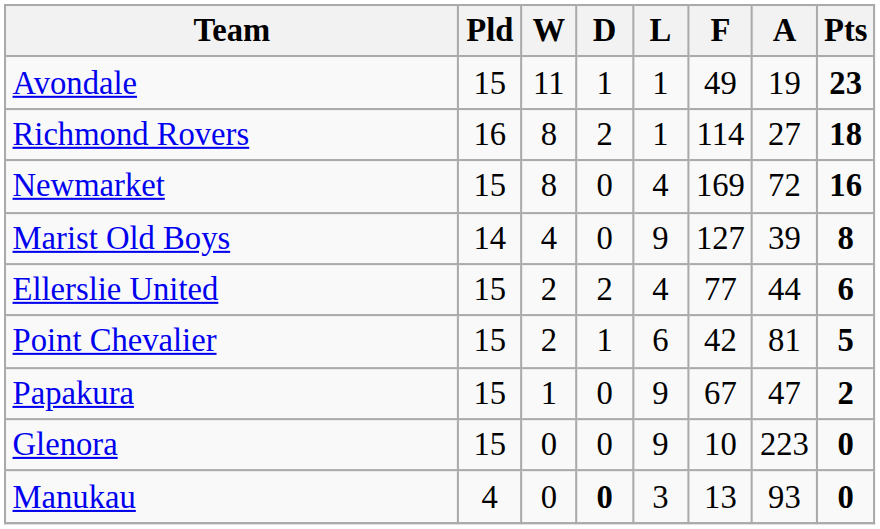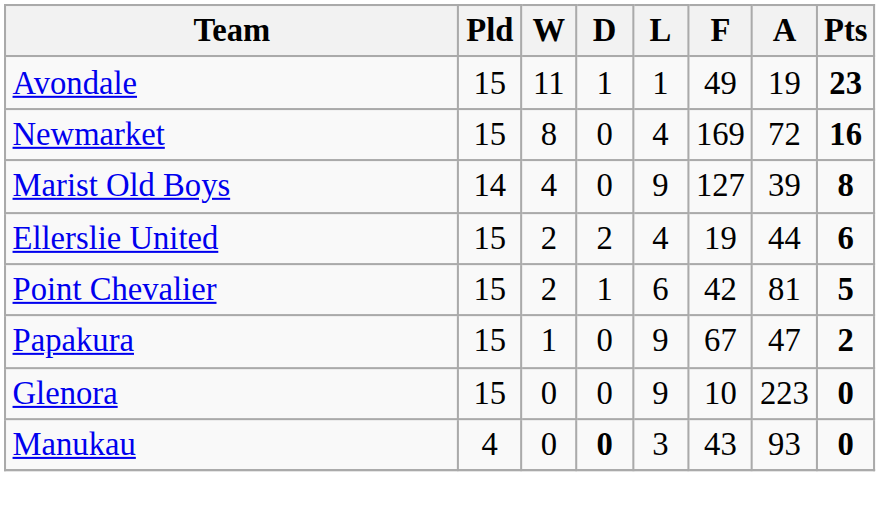- row: (131, 133)
(720, 289) 77 -> (720, 237) 19
(720, 496) 13 -> (720, 444) 43
